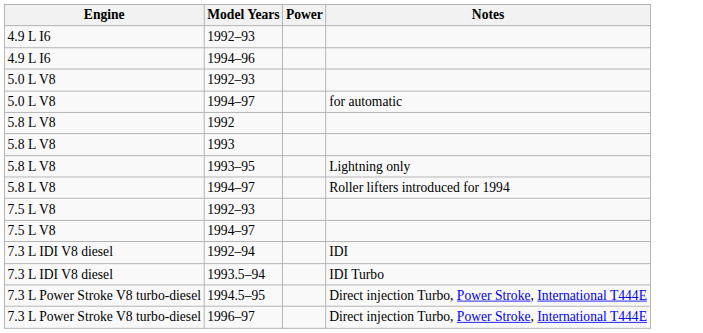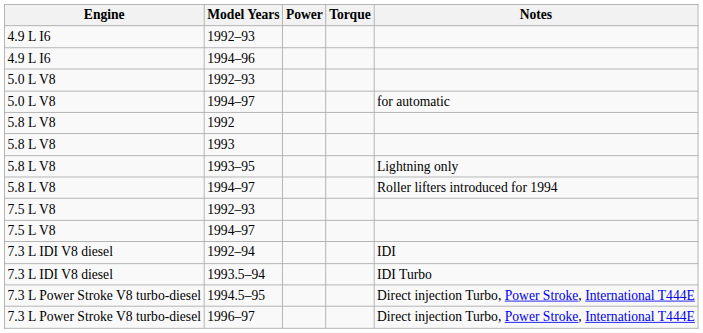+ column: (350, 15)
